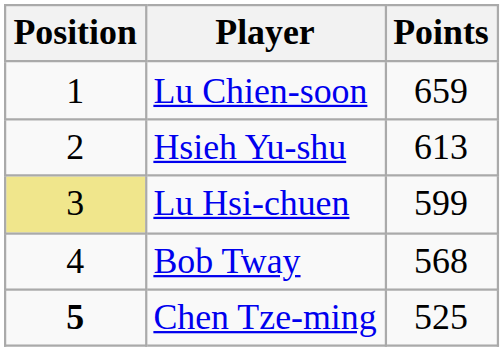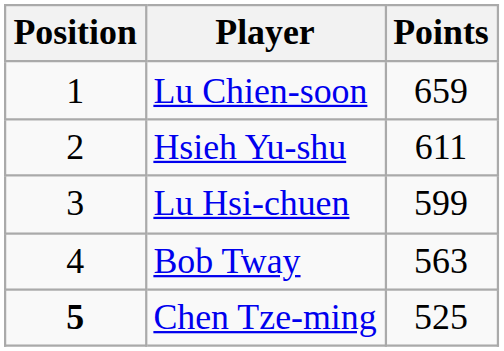(441, 146) 613 -> (441, 146) 611
(75, 203) khaki background -> (75, 203) no background
(441, 260) 568 -> (441, 260) 563
